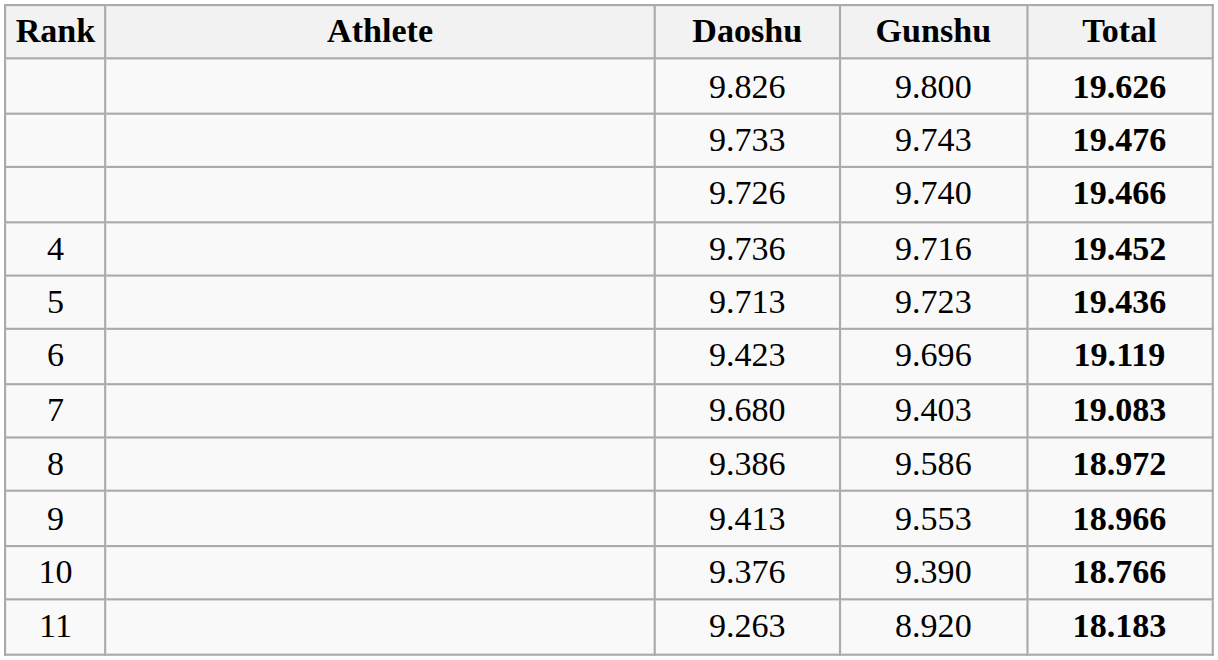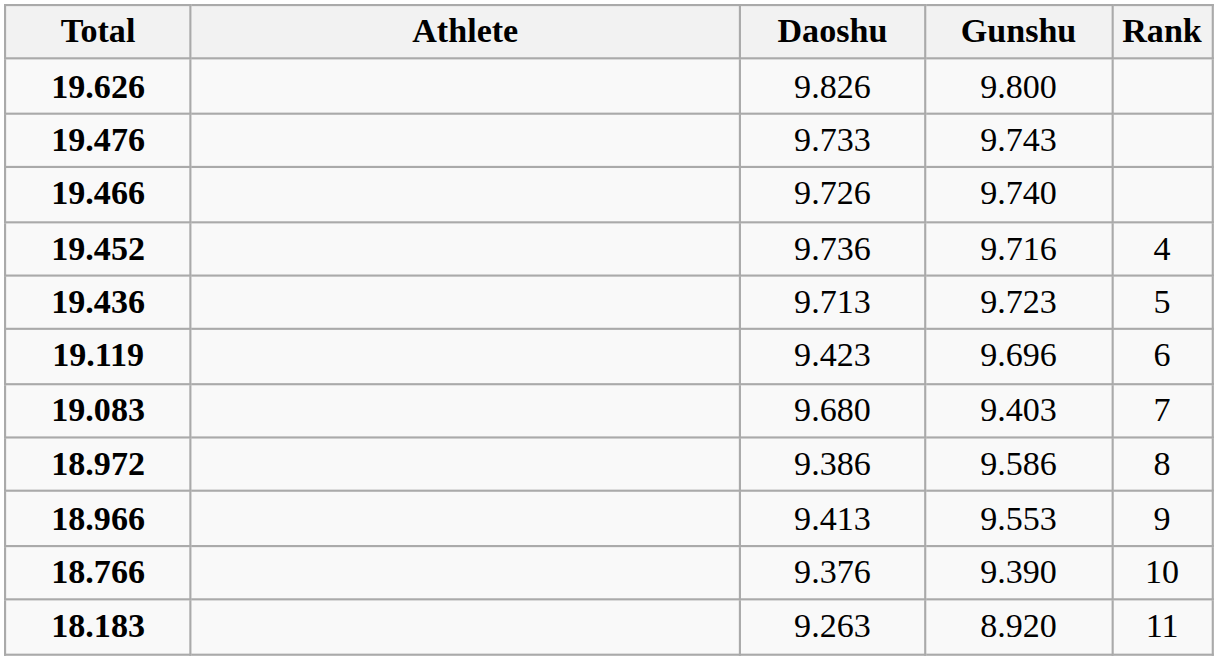columns swapped: (56, 31) <-> (1119, 31)
